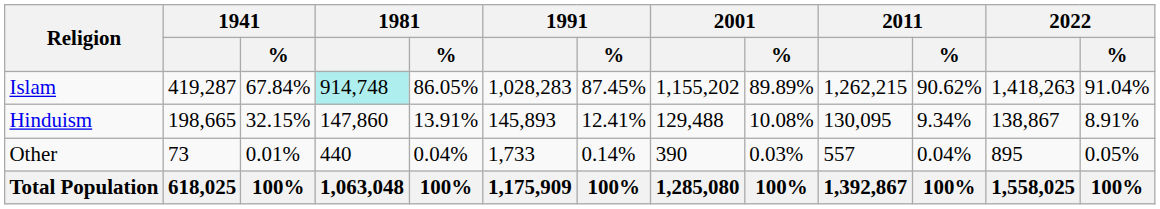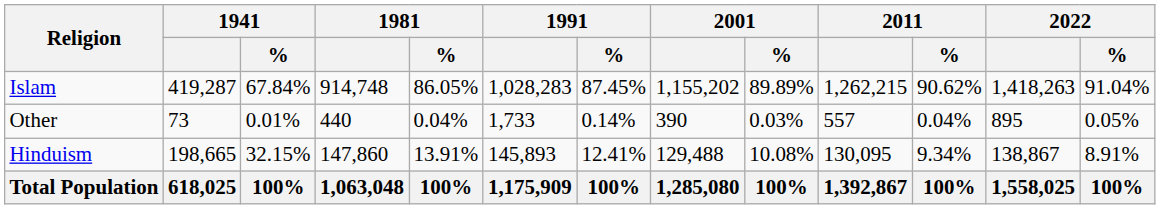(354, 87) paleturquoise background -> (354, 87) no background
rows swapped: (51, 120) <-> (33, 154)
